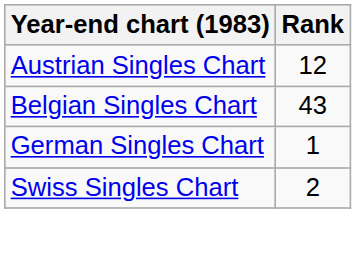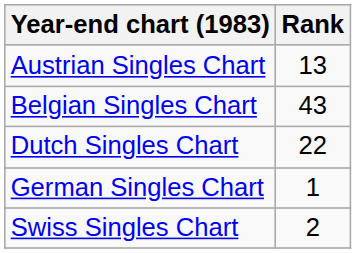(313, 65) 12 -> (313, 65) 13
+ row: (125, 146)
